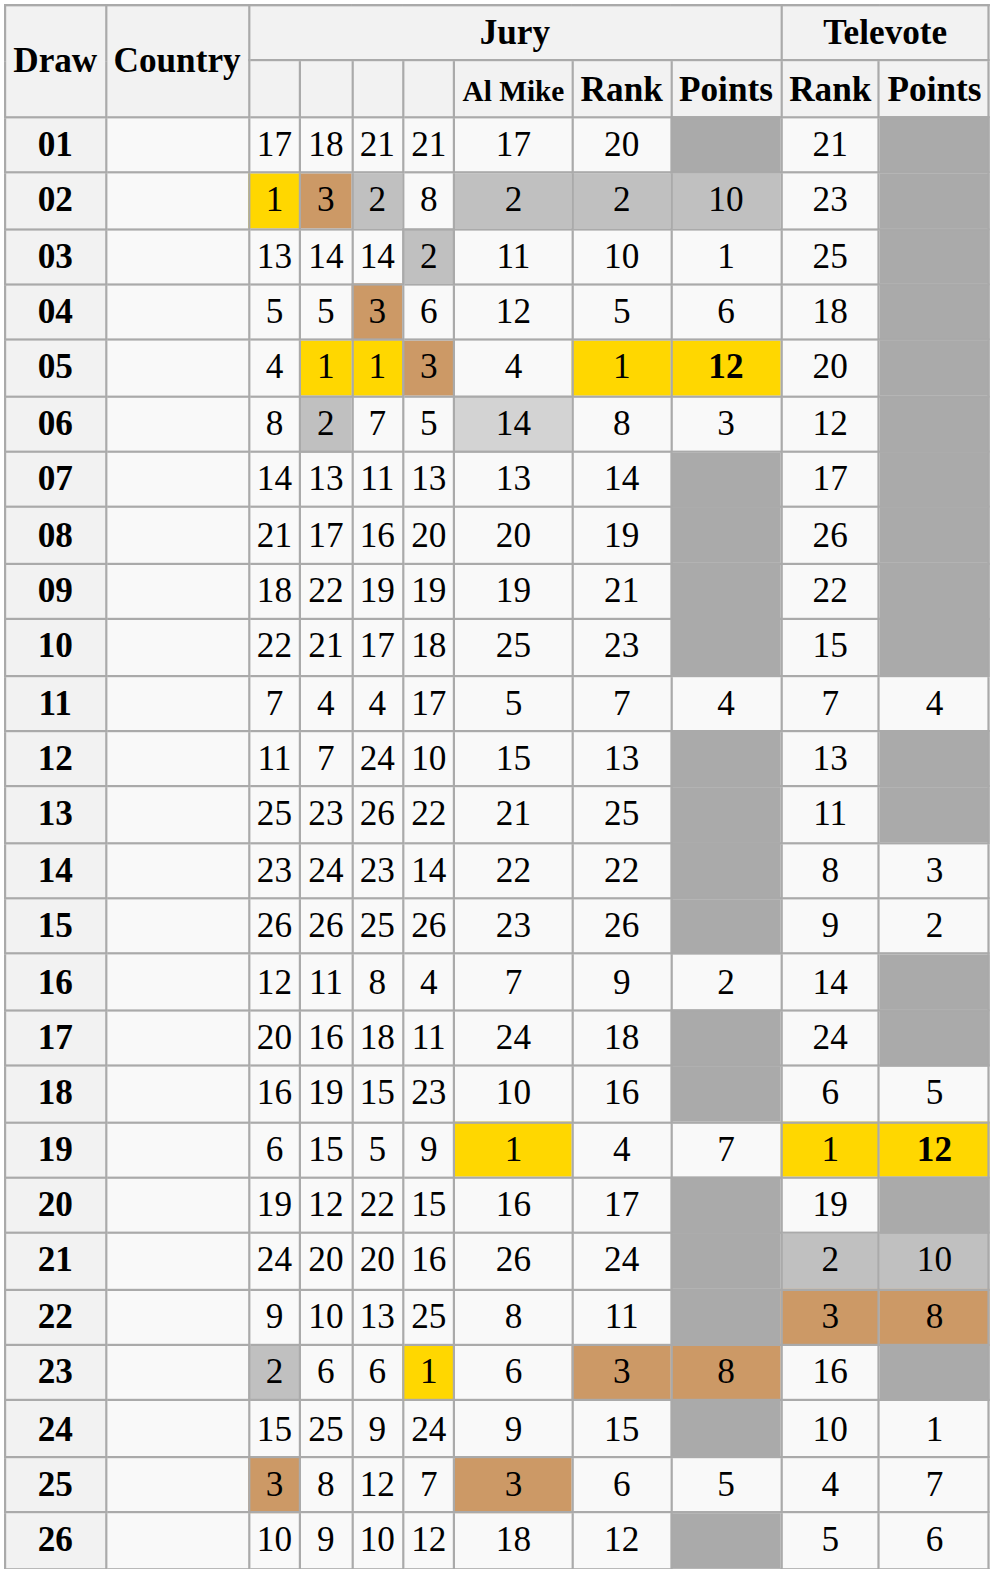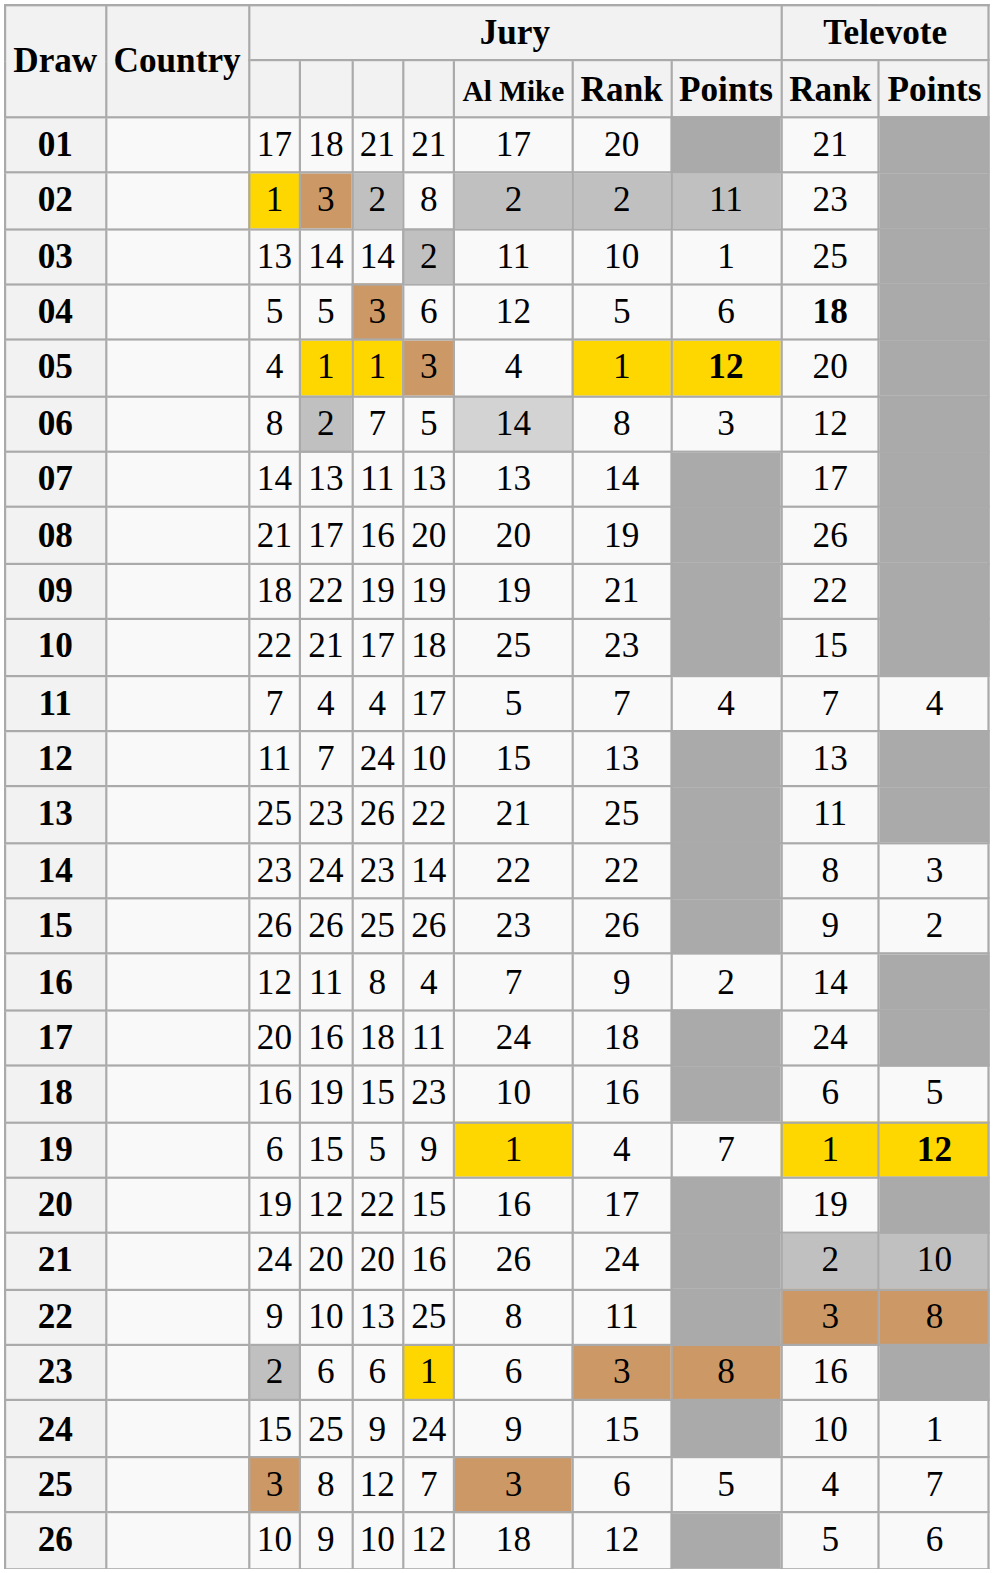(726, 199) 10 -> (726, 199) 11
(830, 311) normal -> (830, 311) bold
